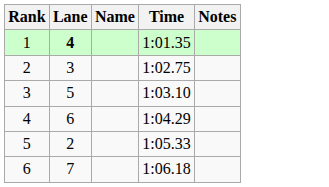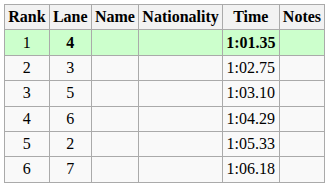+ column: (181, 17)
(167, 42) normal -> (251, 42) bold
